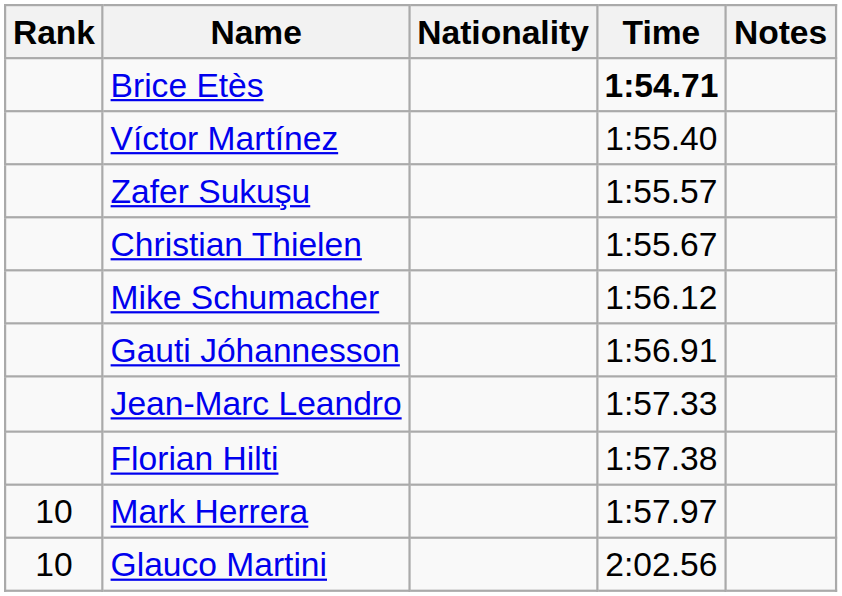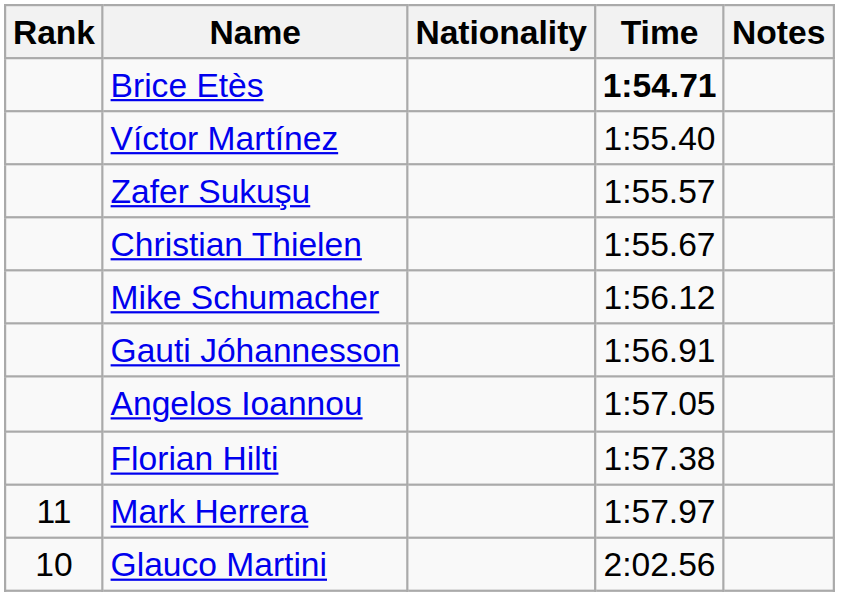+ row: (237, 404)
- row: (256, 404)
(54, 510) 10 -> (54, 510) 11
